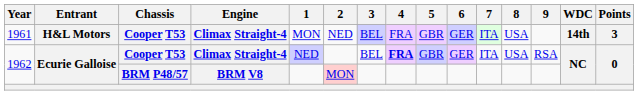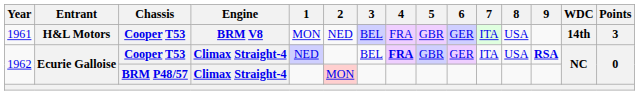(240, 34) Climax Straight-4 -> (240, 34) BRM V8
(546, 54) normal -> (546, 54) bold
(240, 74) BRM V8 -> (240, 74) Climax Straight-4
